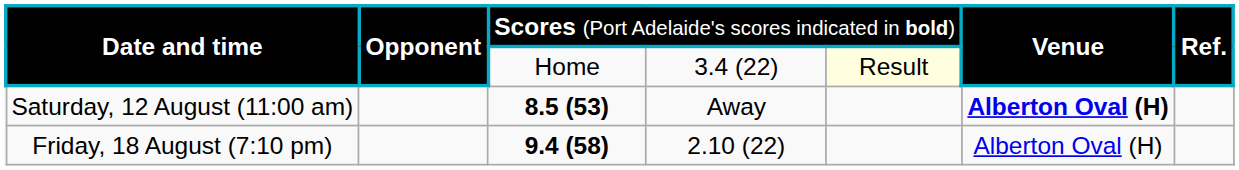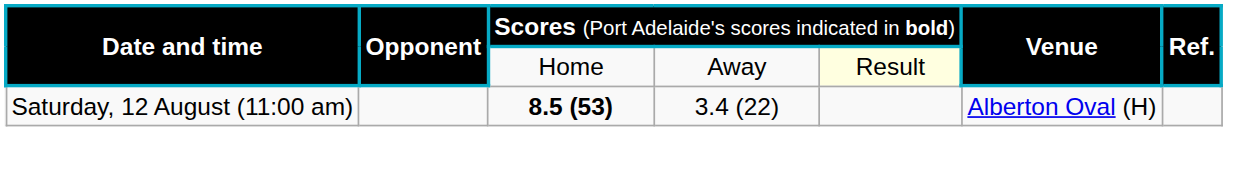(736, 67) 3.4 (22) -> (737, 67) Away
(736, 106) Away -> (737, 106) 3.4 (22)
(1068, 106) bold -> (1062, 106) normal
- row: (182, 145)
